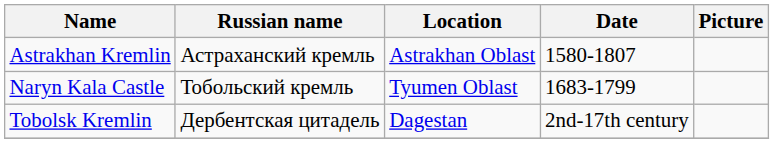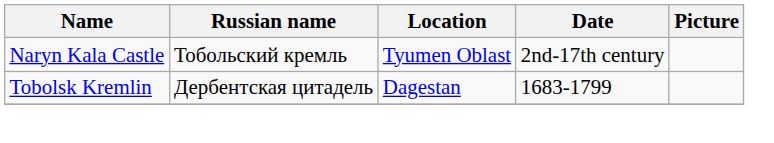- row: (90, 54)
(590, 87) 1683-1799 -> (593, 54) 2nd-17th century
(617, 120) 2nd-17th century -> (566, 87) 1683-1799
